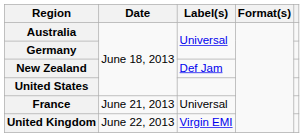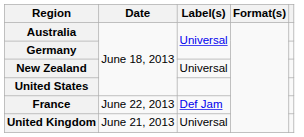(201, 68) Def Jam -> (204, 68) Universal
(138, 104) June 21, 2013 -> (138, 104) June 22, 2013
(204, 104) Universal -> (201, 104) Def Jam
(138, 123) June 22, 2013 -> (138, 123) June 21, 2013
(206, 123) Virgin EMI -> (204, 123) Universal
